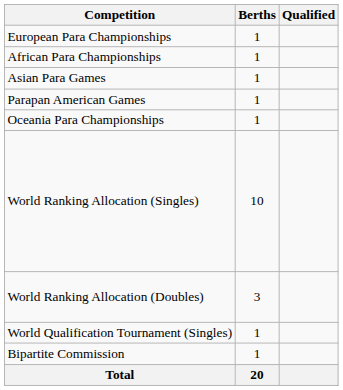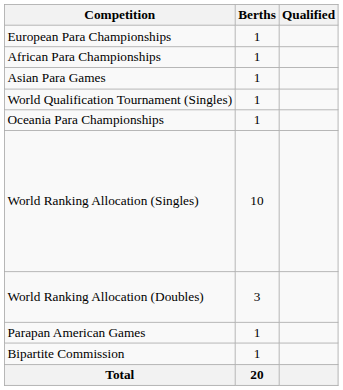rows swapped: (76, 99) <-> (120, 332)
